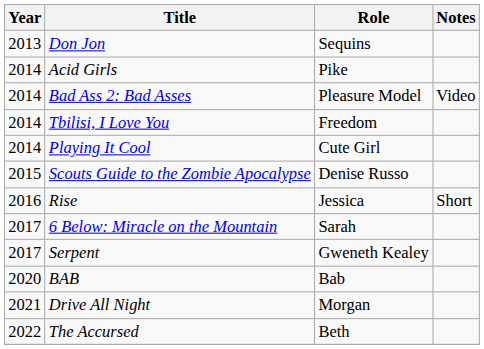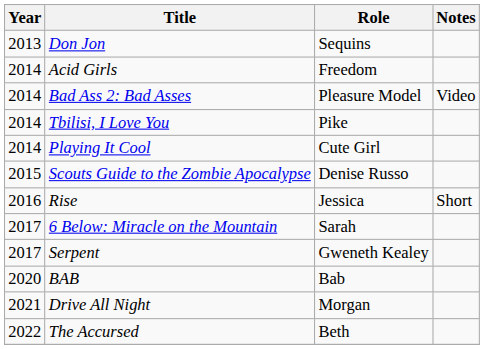(333, 69) Pike -> (348, 69) Freedom
(348, 122) Freedom -> (333, 122) Pike
